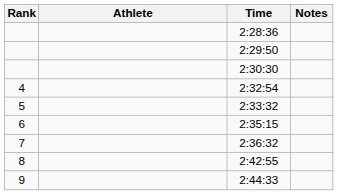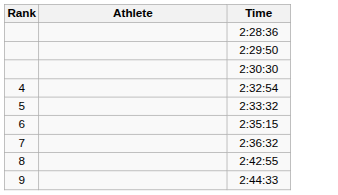- column: (312, 13)
